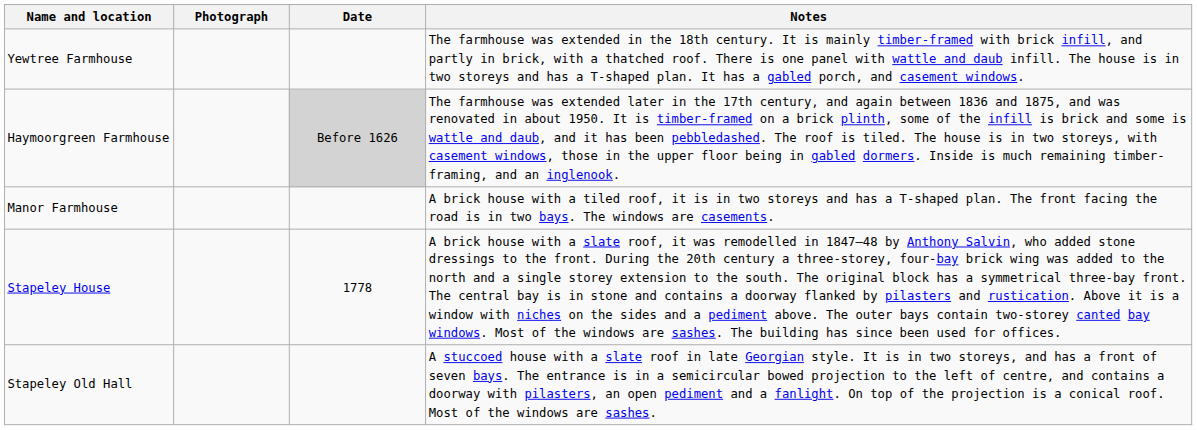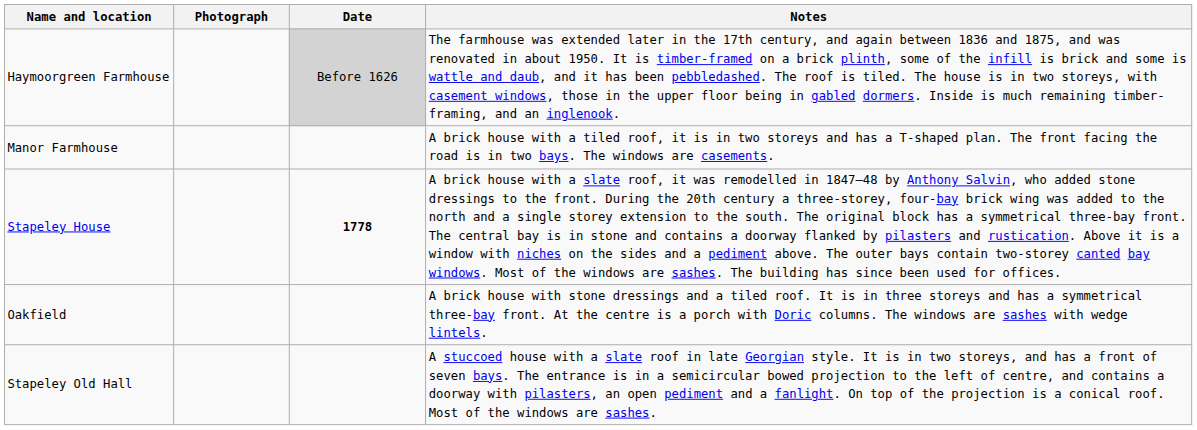- row: (70, 59)
(357, 287) normal -> (357, 226) bold
+ row: (37, 315)
